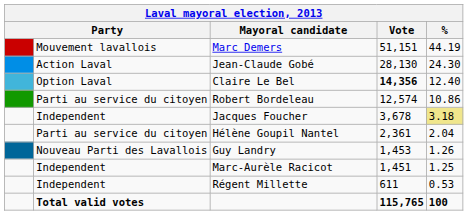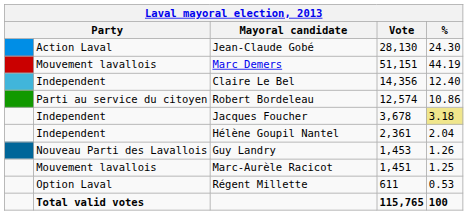rows swapped: (247, 47) <-> (263, 64)
(74, 82) Option Laval -> (71, 82) Independent
(398, 82) bold -> (398, 82) normal
(122, 133) Parti au service du citoyen -> (71, 133) Independent
(71, 167) Independent -> (96, 167) Mouvement lavallois
(71, 185) Independent -> (74, 185) Option Laval
